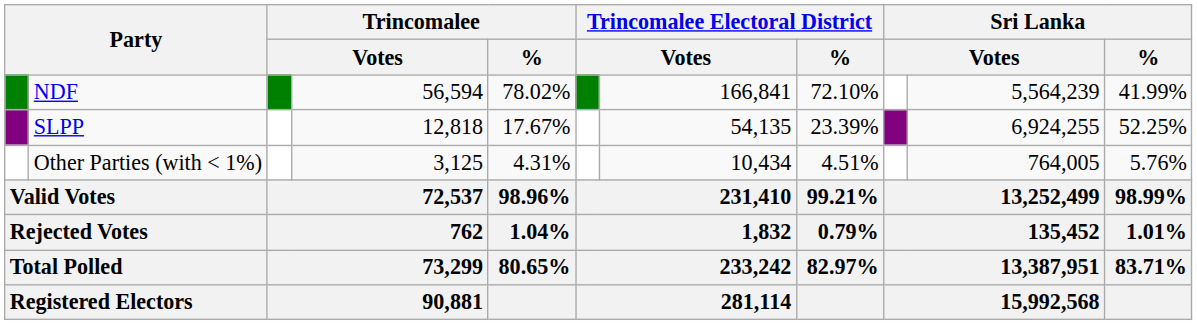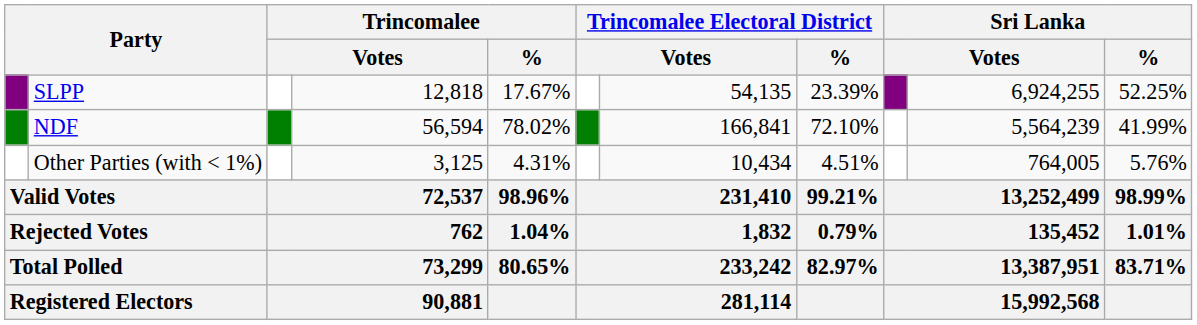rows swapped: (56, 92) <-> (59, 127)
